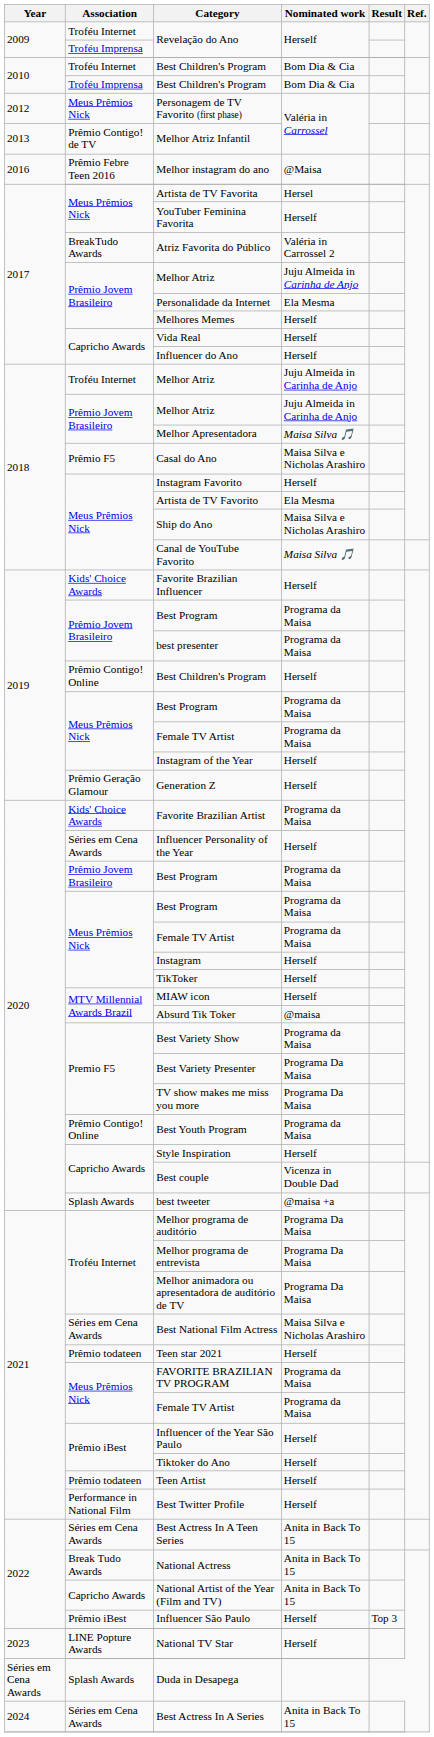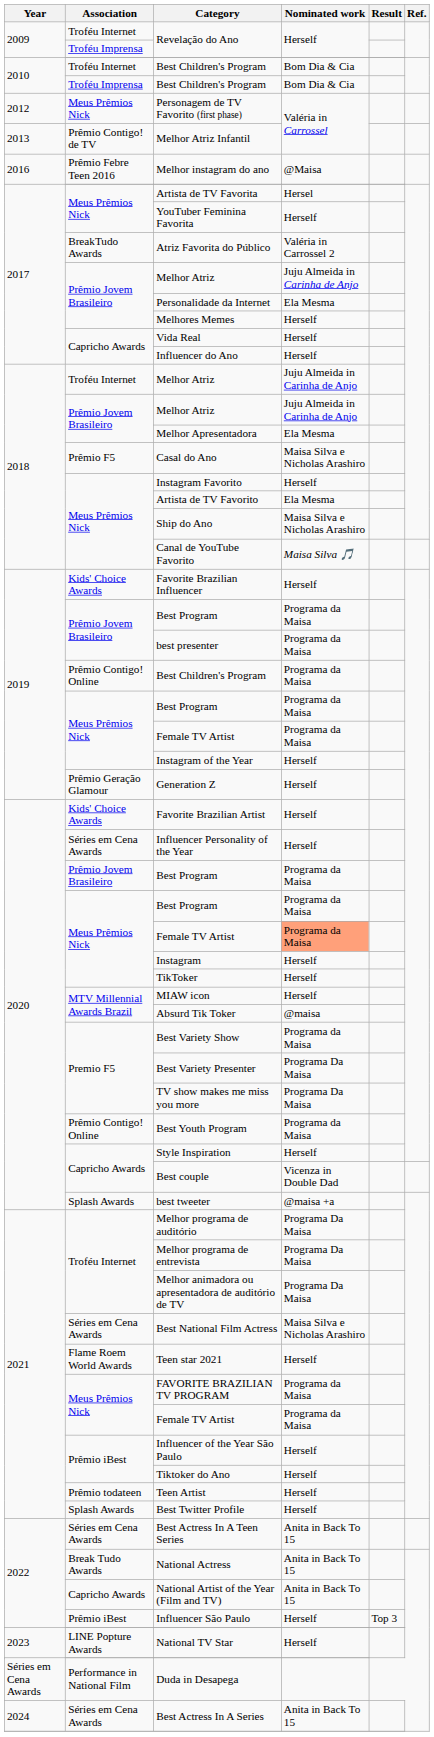(319, 434) Maisa Silva 🎵 -> (309, 433) Ela Mesma
(300, 676) Herself -> (312, 675) Programa da Maisa
(312, 815) Programa da Maisa -> (300, 814) Herself
(312, 937) no background -> (312, 936) lightsalmon background
(105, 1353) Prêmio todateen -> (100, 1359) Flame Roem World Awards
(103, 1504) Performance in National Film -> (101, 1509) Splash Awards
(101, 1680) Splash Awards -> (103, 1679) Performance in National Film
